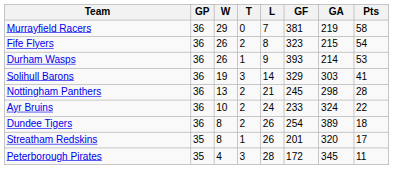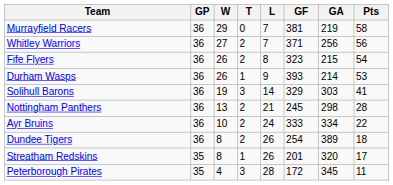+ row: (43, 44)
(295, 108) 233 -> (295, 124) 333
(329, 108) 324 -> (329, 124) 334
